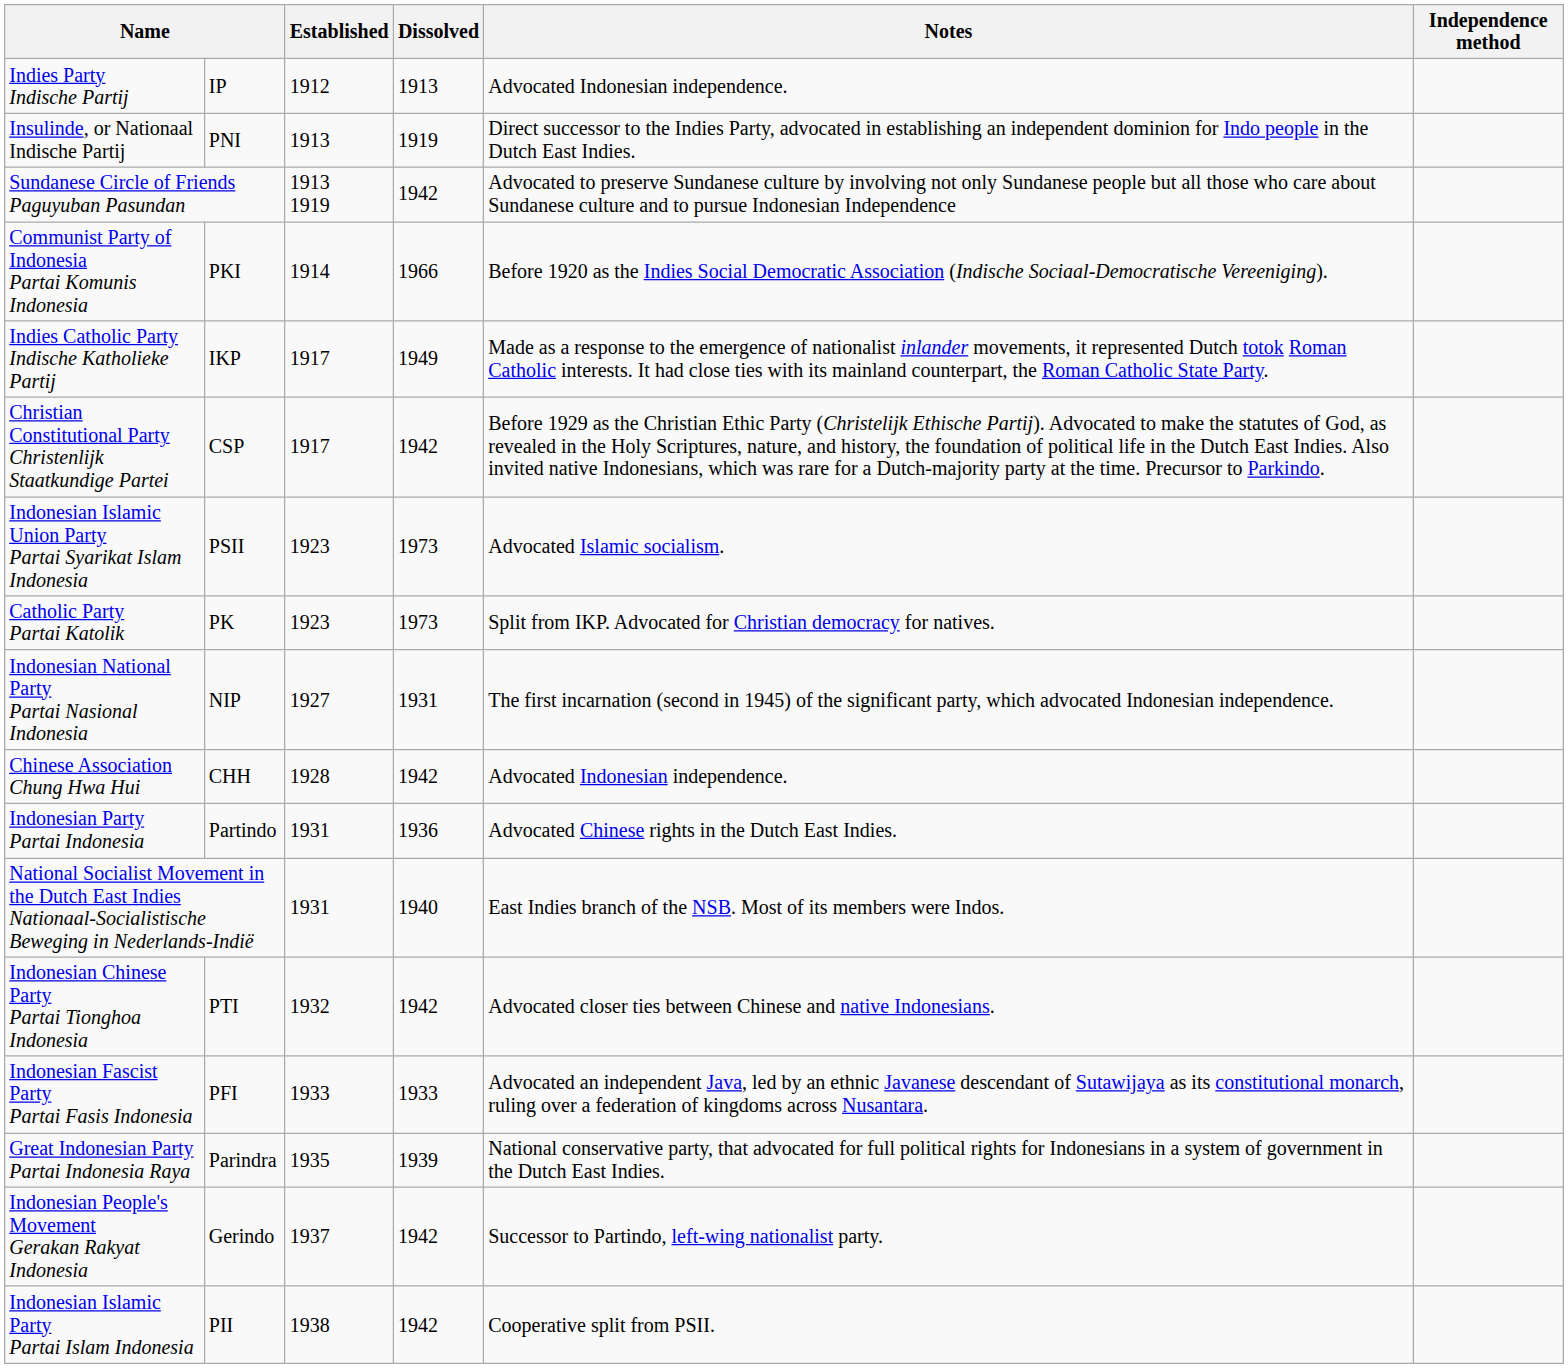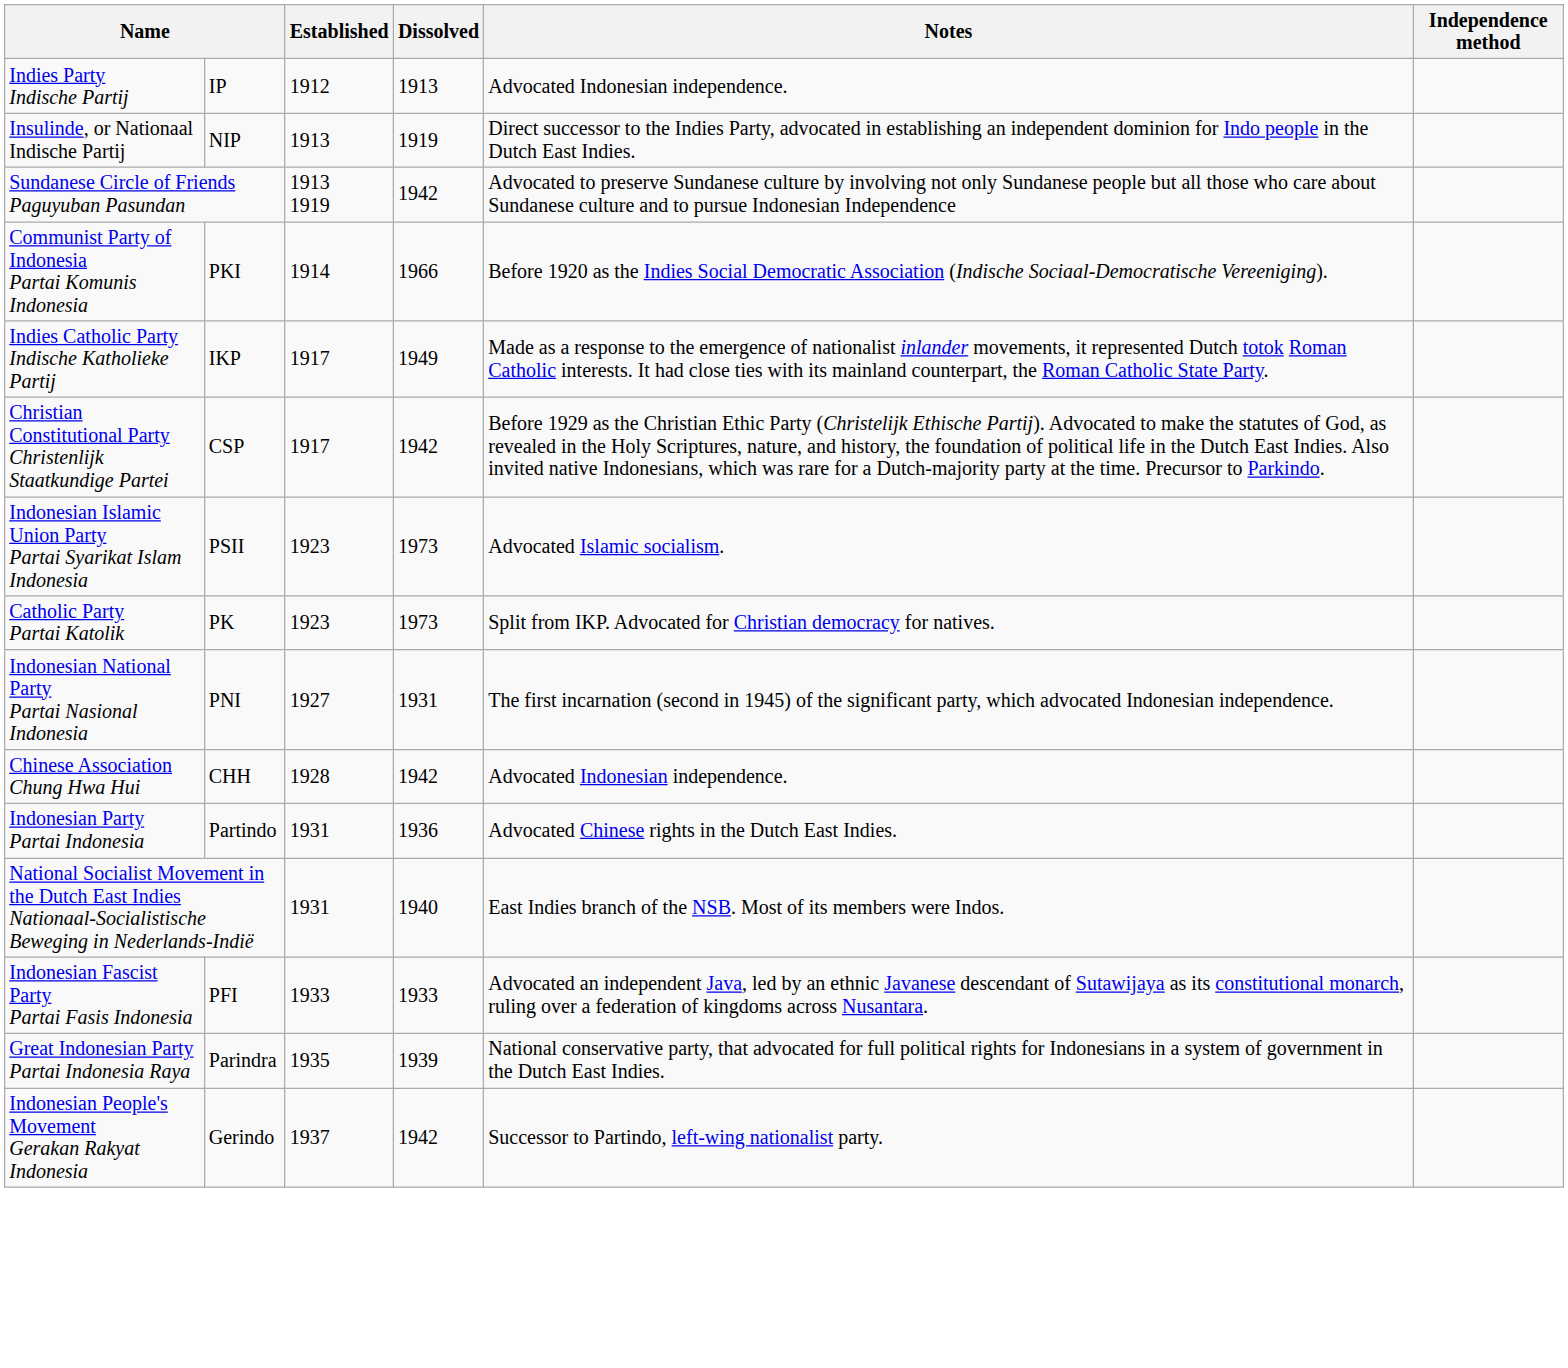(225, 140) PNI -> (225, 140) NIP
(225, 699) NIP -> (225, 699) PNI
- row: (88, 1006)
- row: (101, 1324)
